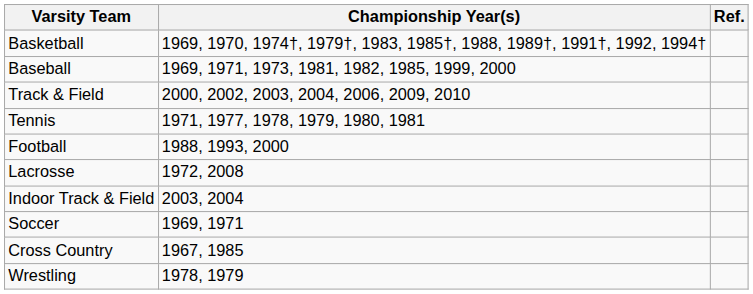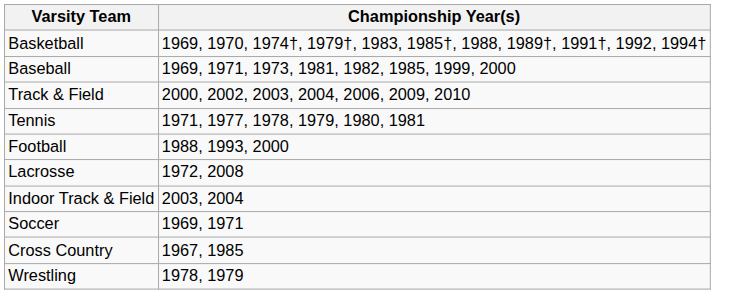- column: (729, 17)
